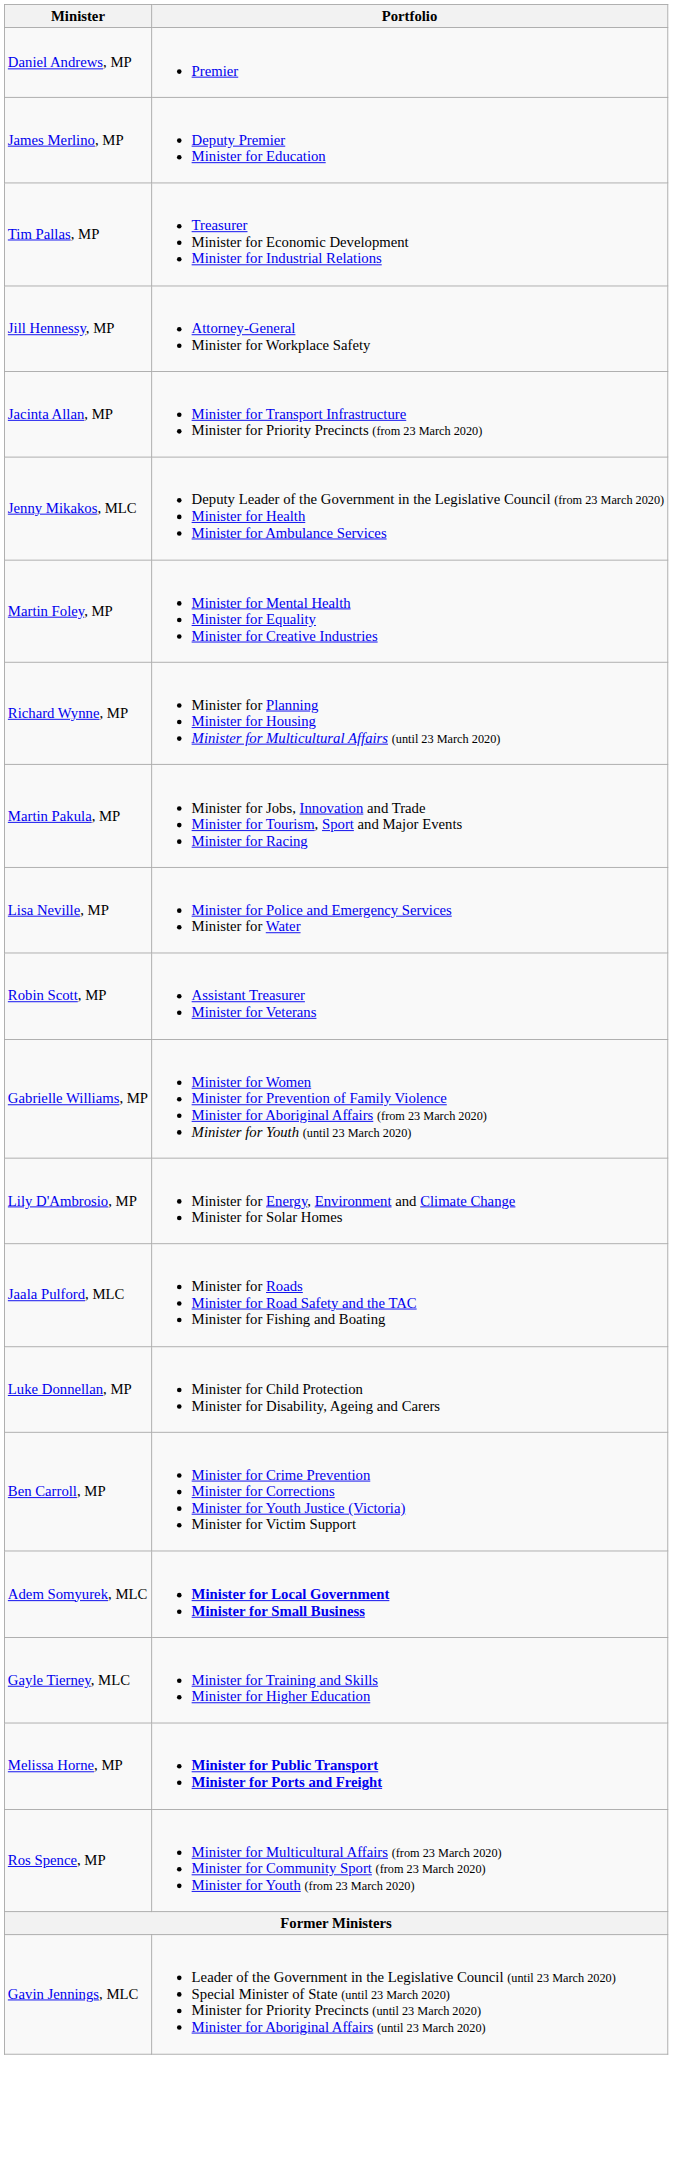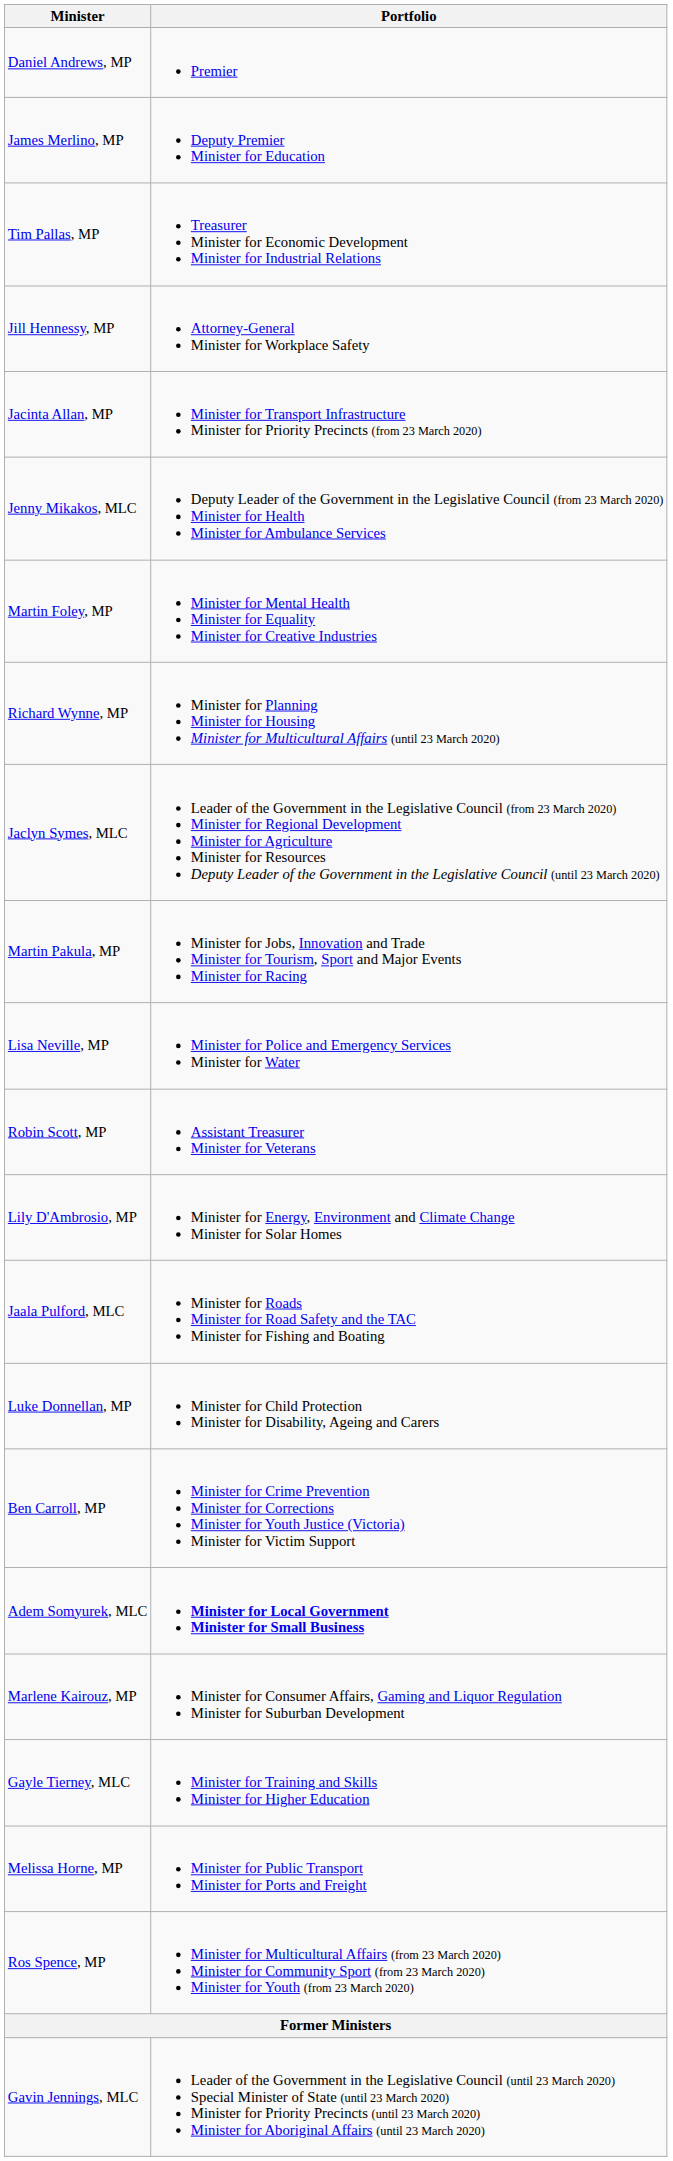+ row: (68, 832)
- row: (78, 1098)
+ row: (72, 1696)
(410, 1774) bold -> (409, 1877) normal
